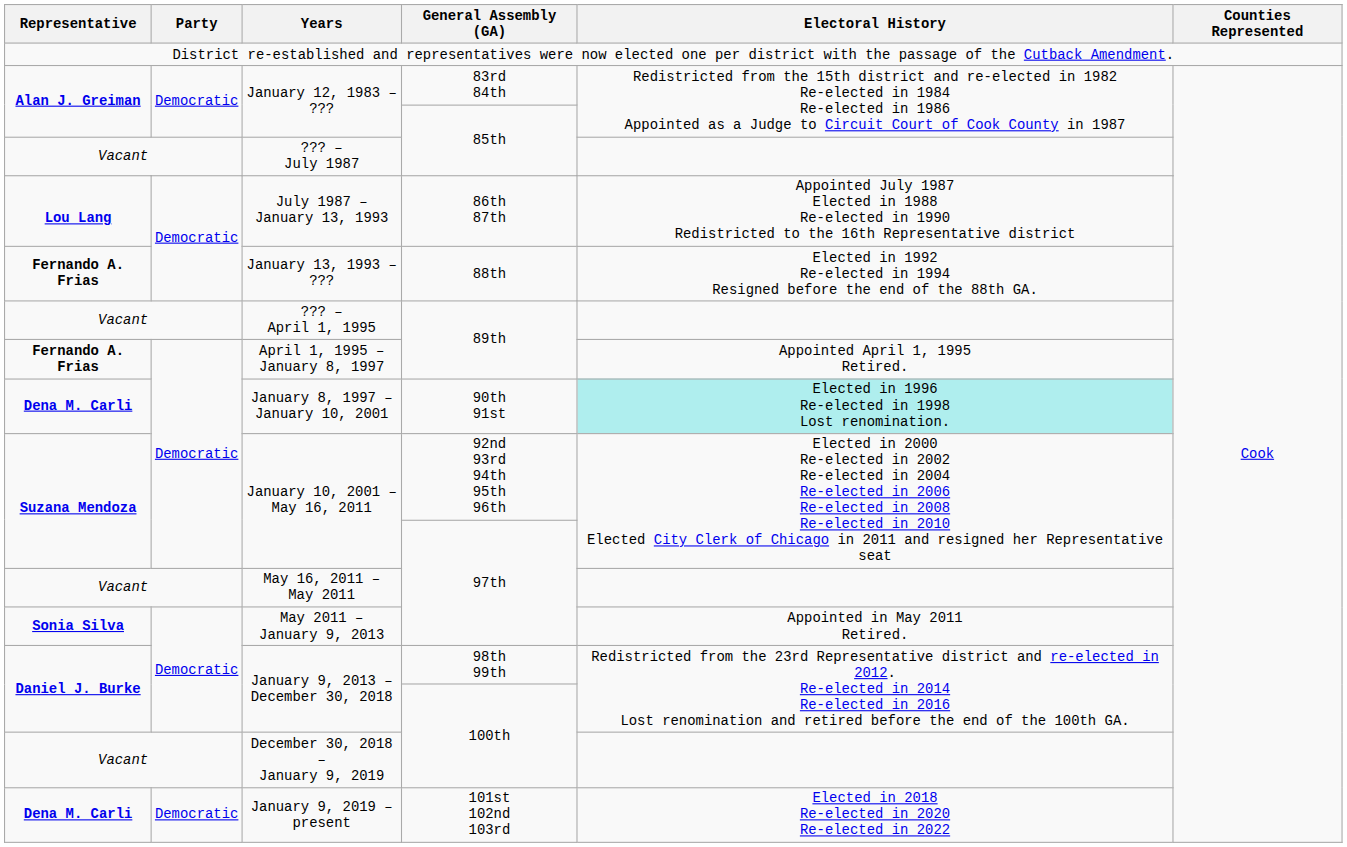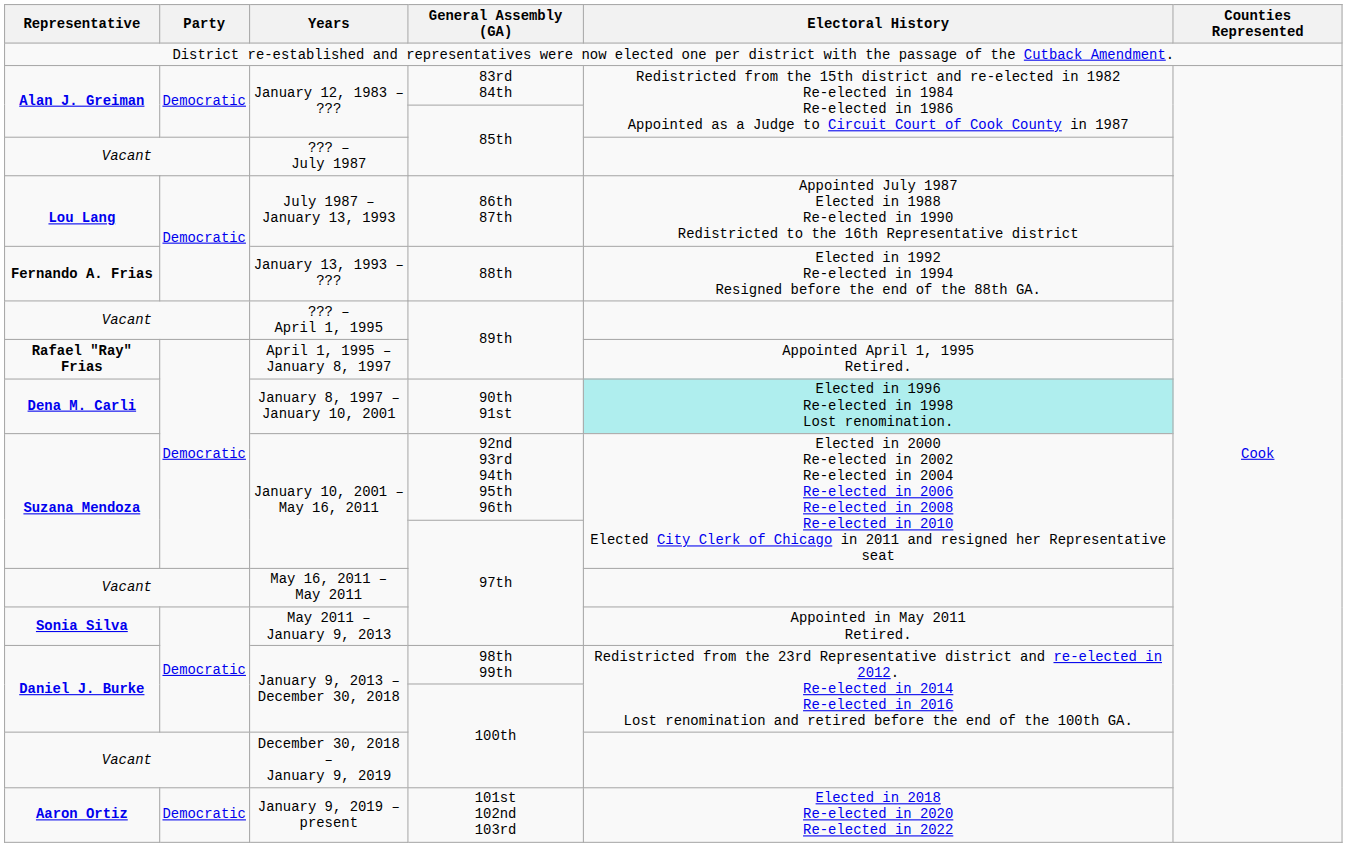(78, 359) Fernando A. Frias -> (82, 359) Rafael "Ray" Frias
(78, 815) Dena M. Carli -> (82, 815) Aaron Ortiz
